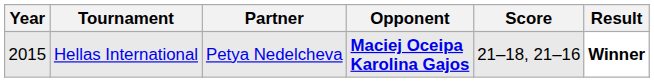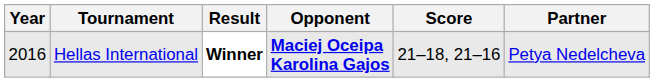columns swapped: (274, 18) <-> (617, 18)
(27, 54) 2015 -> (27, 54) 2016
